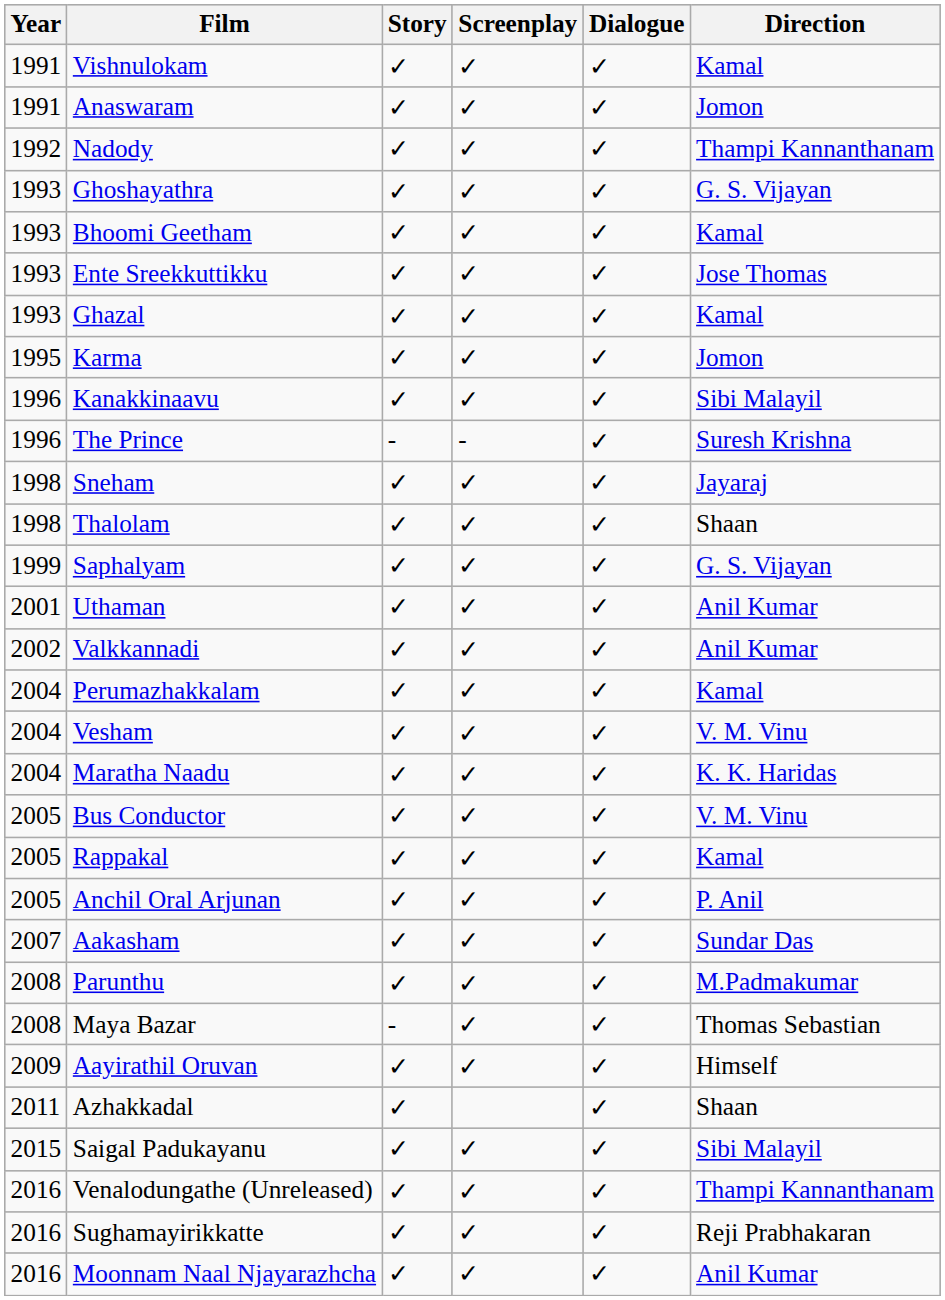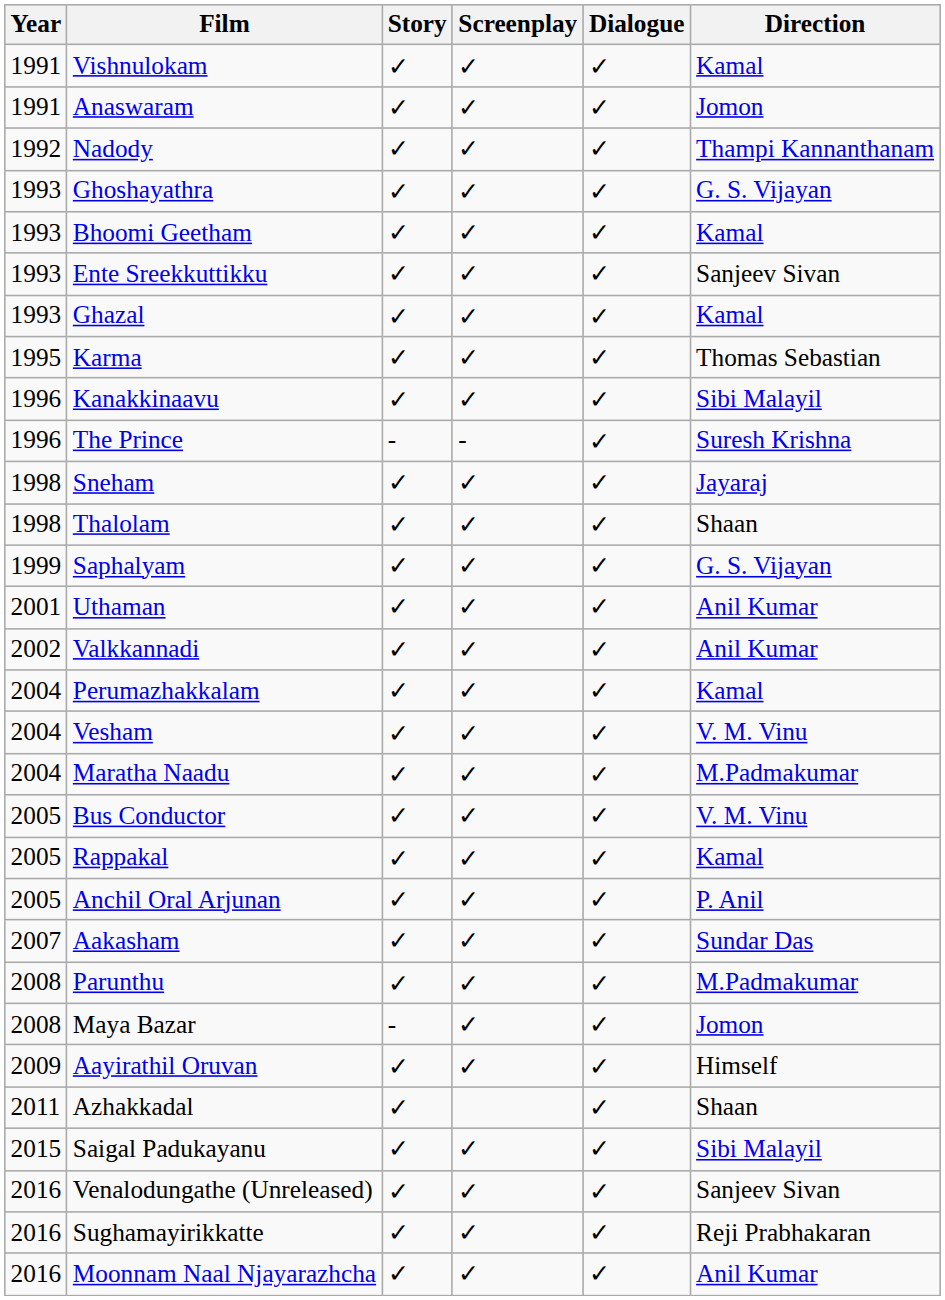(762, 273) Jose Thomas -> (768, 273) Sanjeev Sivan
(730, 357) Jomon -> (788, 357) Thomas Sebastian
(766, 773) K. K. Haridas -> (777, 773) M.Padmakumar
(788, 1023) Thomas Sebastian -> (730, 1023) Jomon
(815, 1190) Thampi Kannanthanam -> (768, 1190) Sanjeev Sivan
